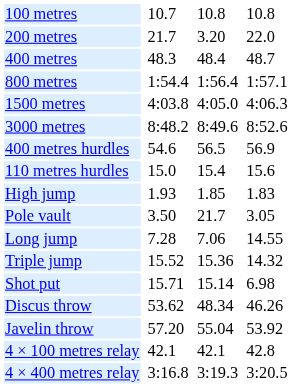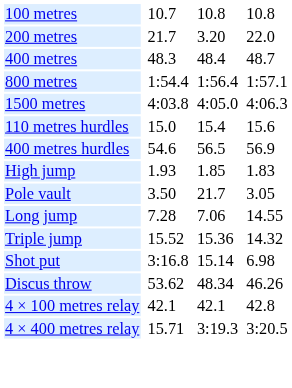- row: (45, 126)
rows swapped: (67, 171) <-> (67, 148)
(166, 283) 15.71 -> (168, 261) 3:16.8
- row: (49, 328)
(168, 373) 3:16.8 -> (166, 328) 15.71
